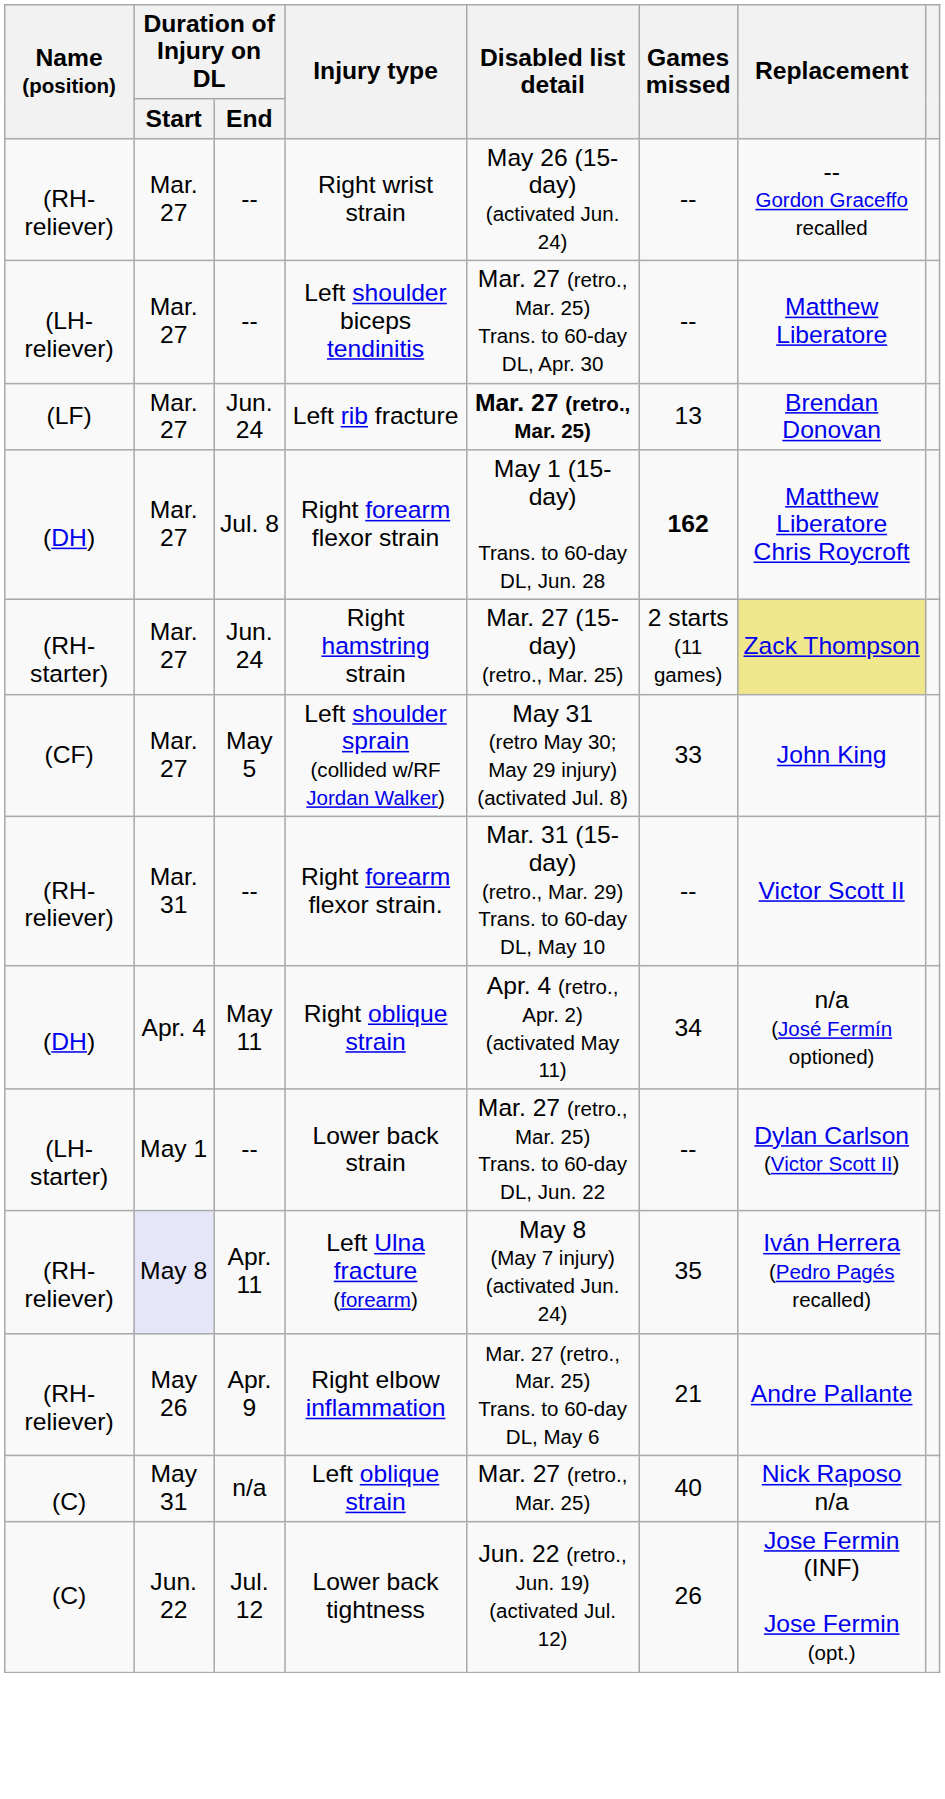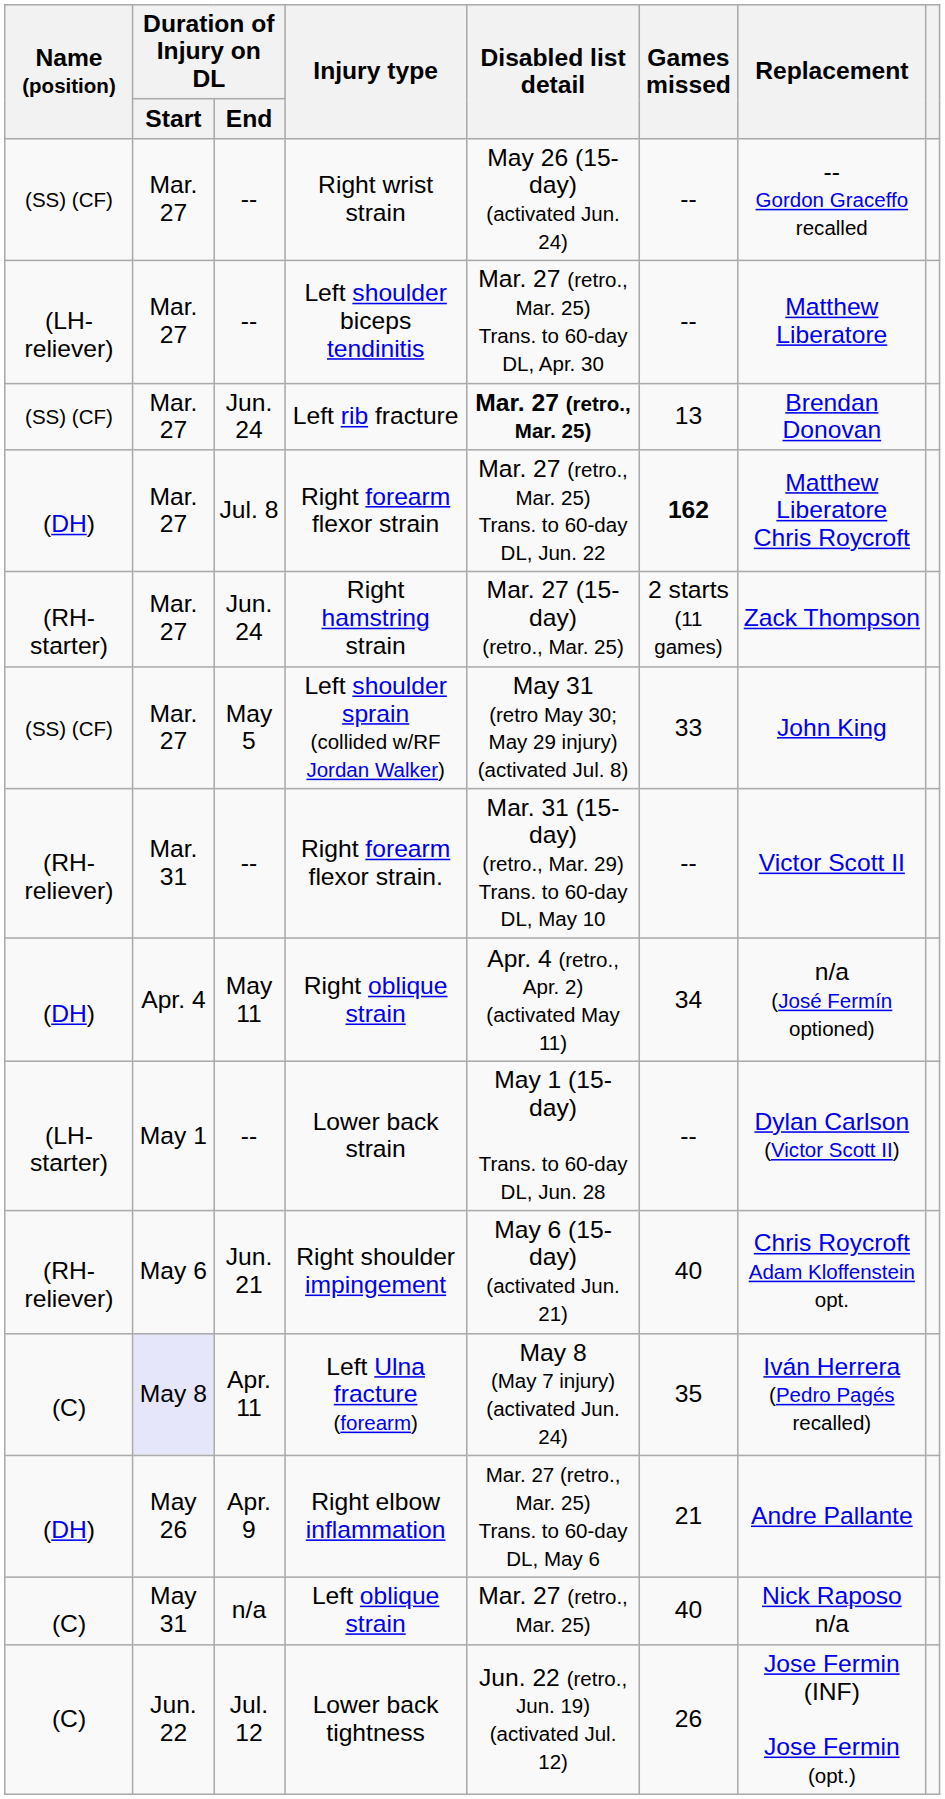(69, 213) (RH-reliever) -> (69, 200) (SS) (CF)
(69, 415) (LF) -> (69, 417) (SS) (CF)
(553, 524) May 1 (15-day) Trans. to 60-day DL, Jun. 28 -> (553, 510) Mar. 27 (retro., Mar. 25) Trans. to 60-day DL, Jun. 22
(832, 646) khaki background -> (832, 618) no background
(69, 754) (CF) -> (69, 728) (SS) (CF)
(553, 1149) Mar. 27 (retro., Mar. 25) Trans. to 60-day DL, Jun. 22 -> (553, 1135) May 1 (15-day) Trans. to 60-day DL, Jun. 28
+ row: (376, 1271)
(69, 1285) (RH-reliever) -> (69, 1407) (C)
(69, 1407) (RH-reliever) -> (69, 1529) (DH)
